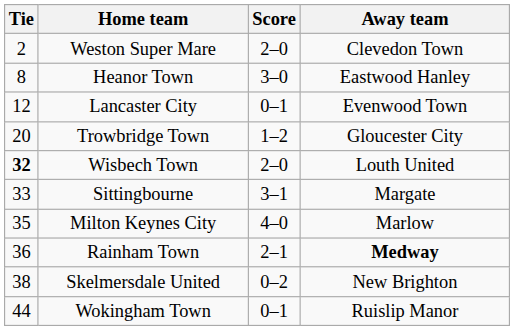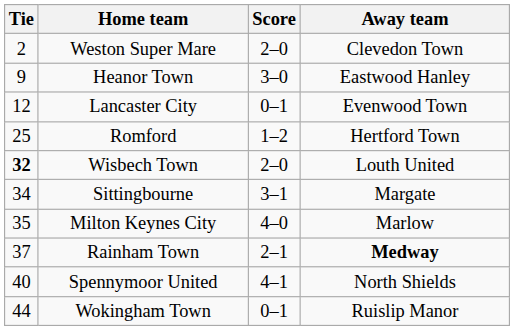(21, 77) 8 -> (21, 77) 9
- row: (143, 135)
+ row: (143, 135)
(21, 194) 33 -> (21, 194) 34
(21, 252) 36 -> (21, 252) 37
- row: (143, 281)
+ row: (143, 281)
